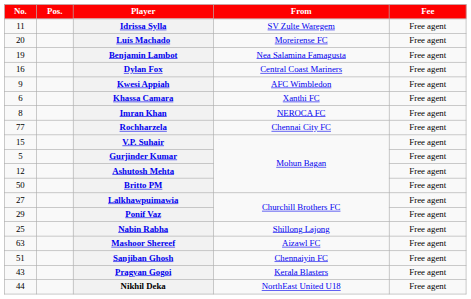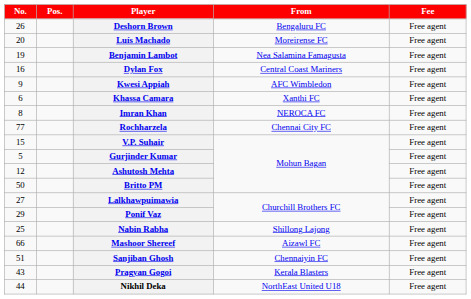- row: (143, 26)
+ row: (143, 26)
(20, 243) 63 -> (20, 243) 66
